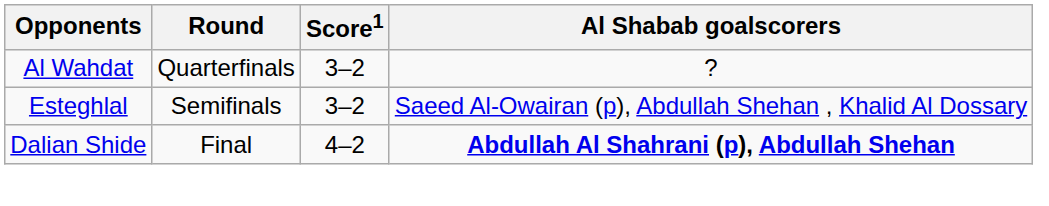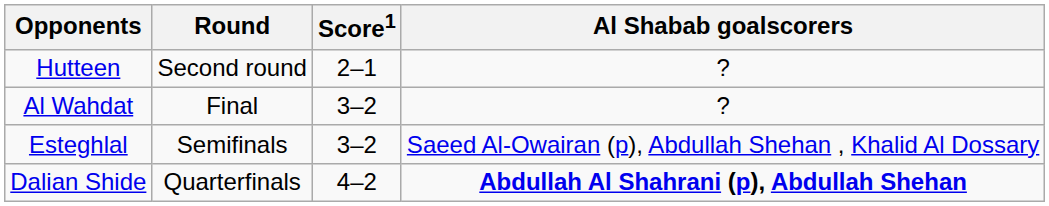+ row: (78, 68)
(226, 68) Quarterfinals -> (232, 106) Final
(226, 144) Final -> (232, 182) Quarterfinals
